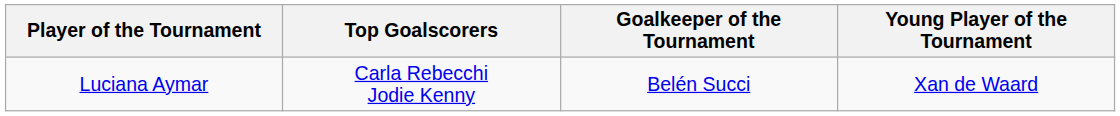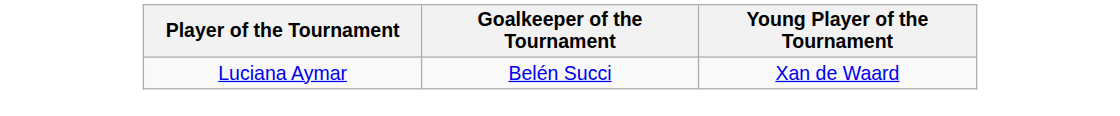- column: (421, 30)
